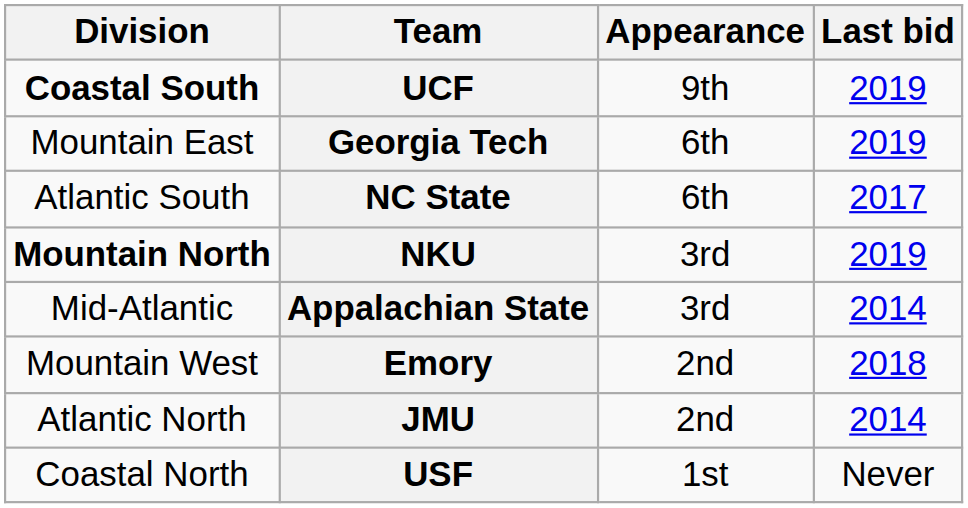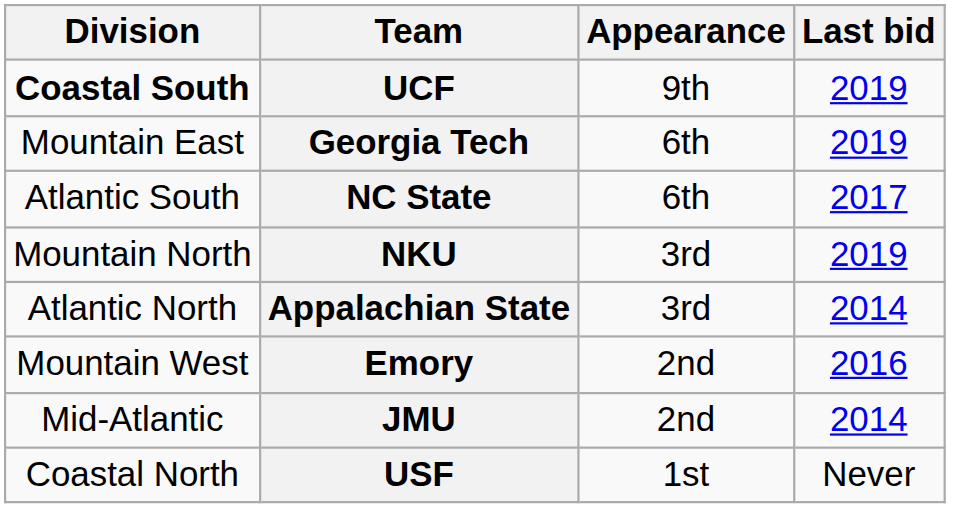(142, 253) bold -> (132, 253) normal
(142, 308) Mid-Atlantic -> (132, 308) Atlantic North
(888, 364) 2018 -> (869, 364) 2016
(142, 419) Atlantic North -> (132, 419) Mid-Atlantic
